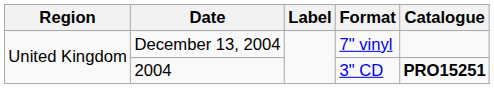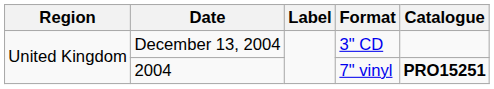(366, 44) 7" vinyl -> (361, 44) 3" CD
(361, 70) 3" CD -> (366, 70) 7" vinyl
